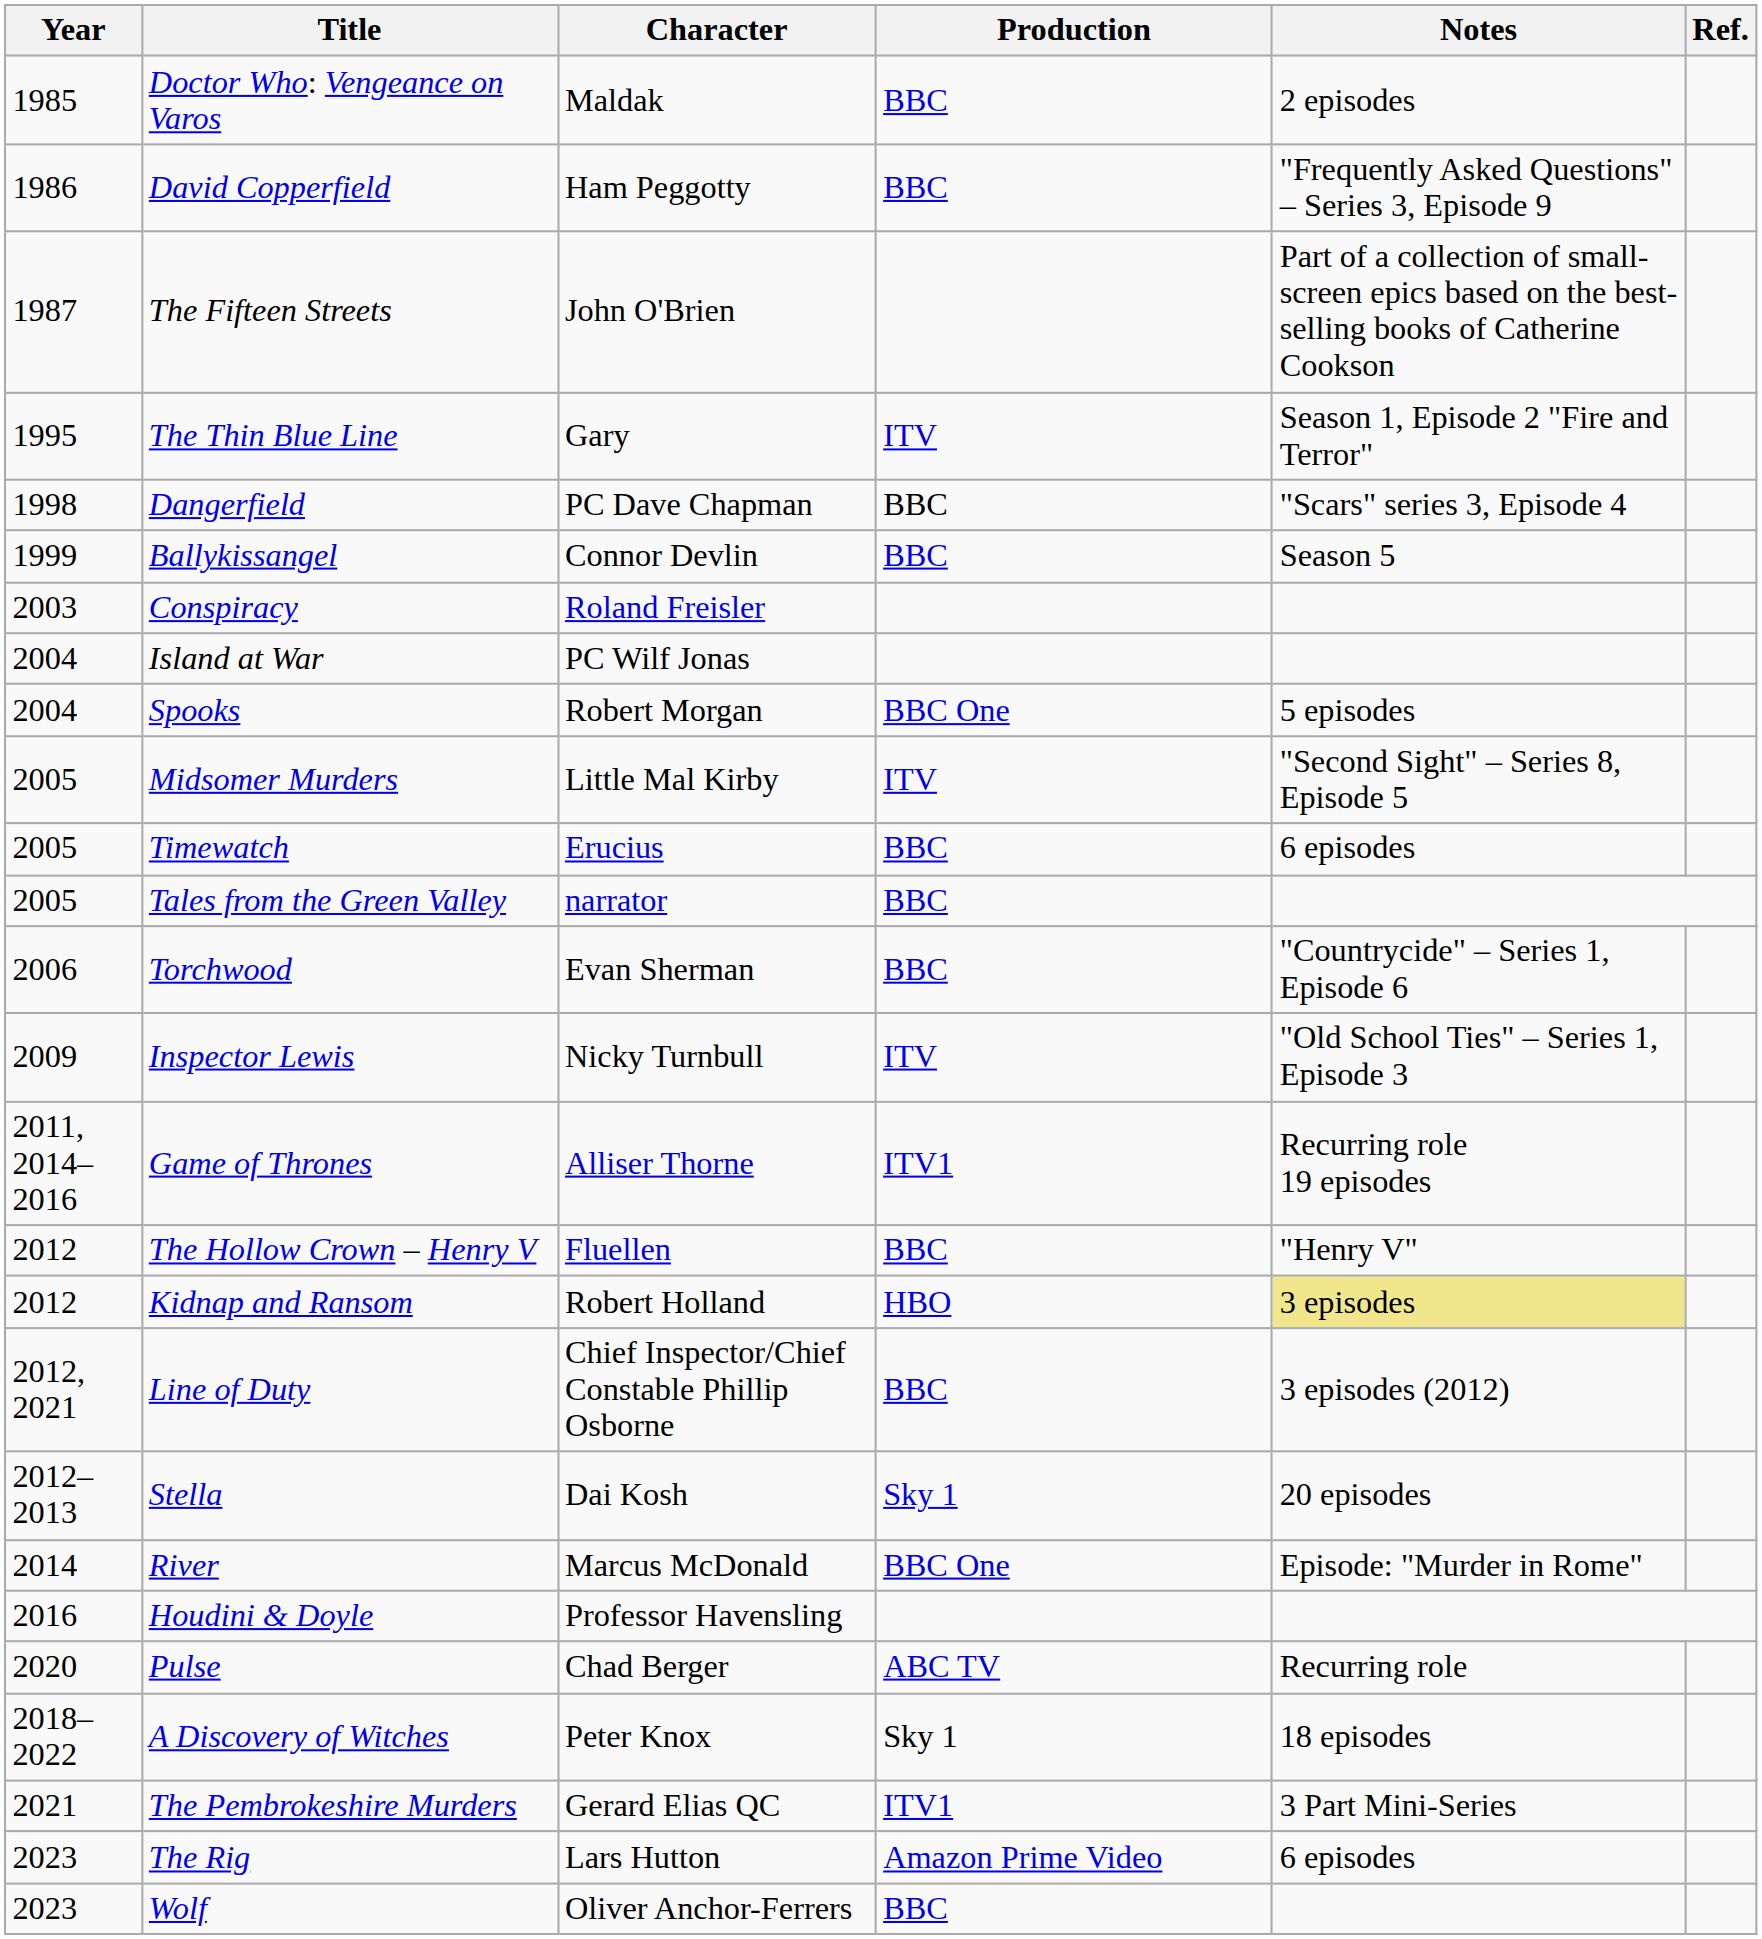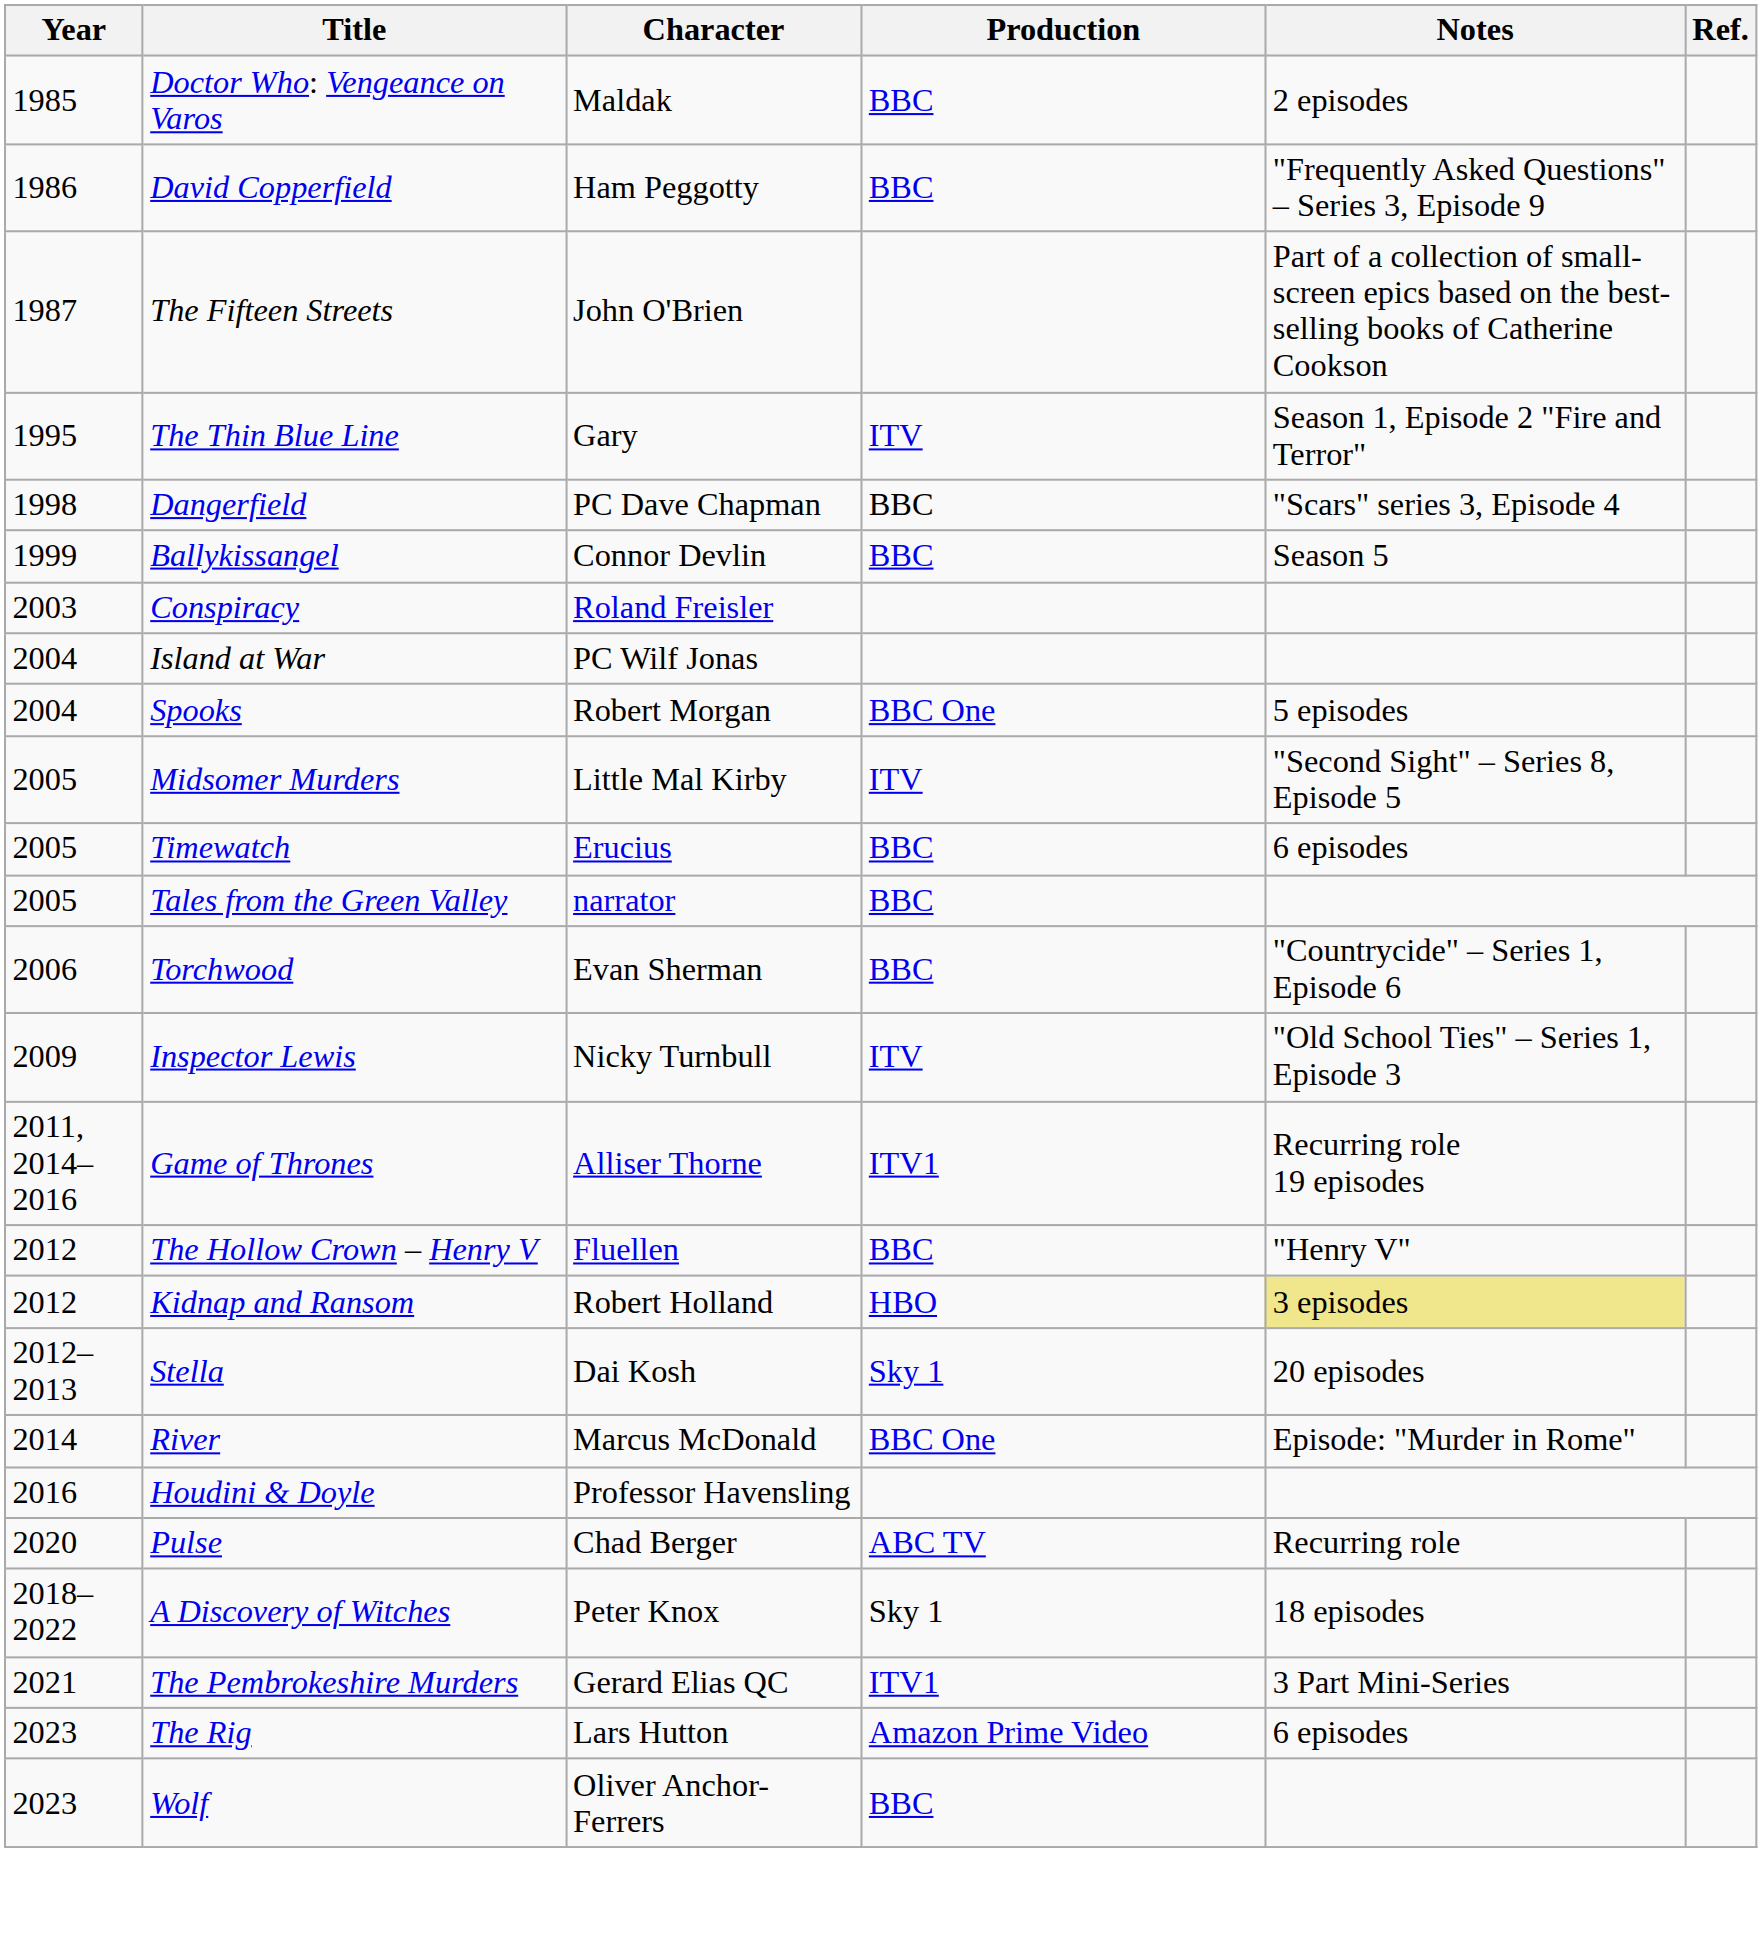- row: (230, 1389)
